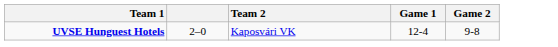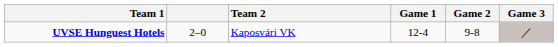+ column: (526, 13)
